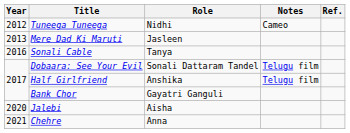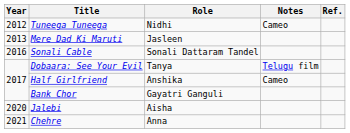(159, 53) Tanya -> (203, 53) Sonali Dattaram Tandel
(203, 66) Sonali Dattaram Tandel -> (159, 66) Tanya
(291, 80) Telugu film -> (275, 80) Cameo
